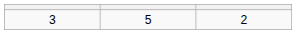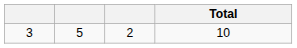+ column: (223, 14)
